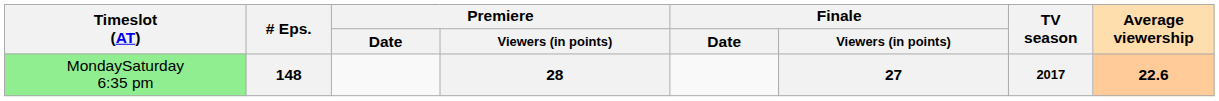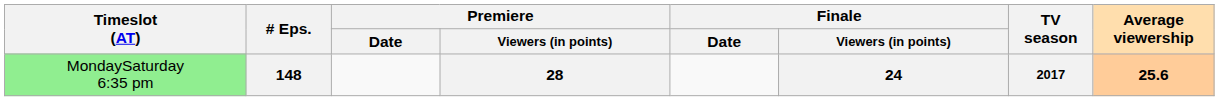(894, 74) 27 -> (894, 74) 24
(1154, 74) 22.6 -> (1154, 74) 25.6
